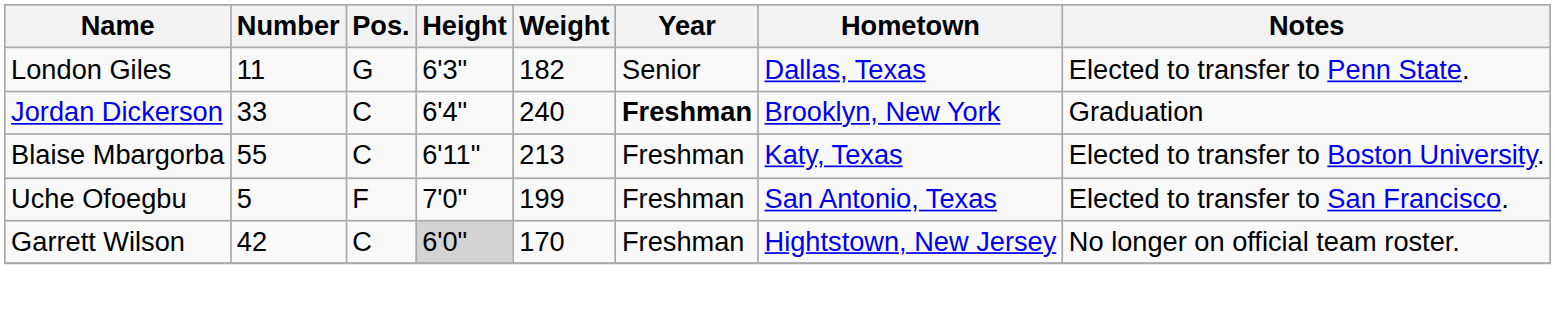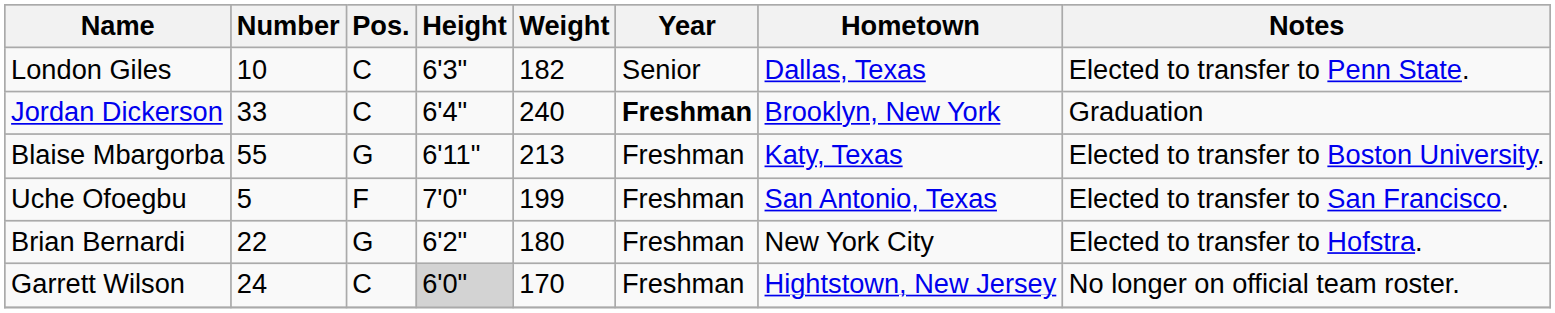(251, 69) 11 -> (252, 69) 10
(363, 69) G -> (362, 69) C
(362, 155) C -> (363, 155) G
+ row: (98, 241)
(252, 241) 42 -> (252, 284) 24
